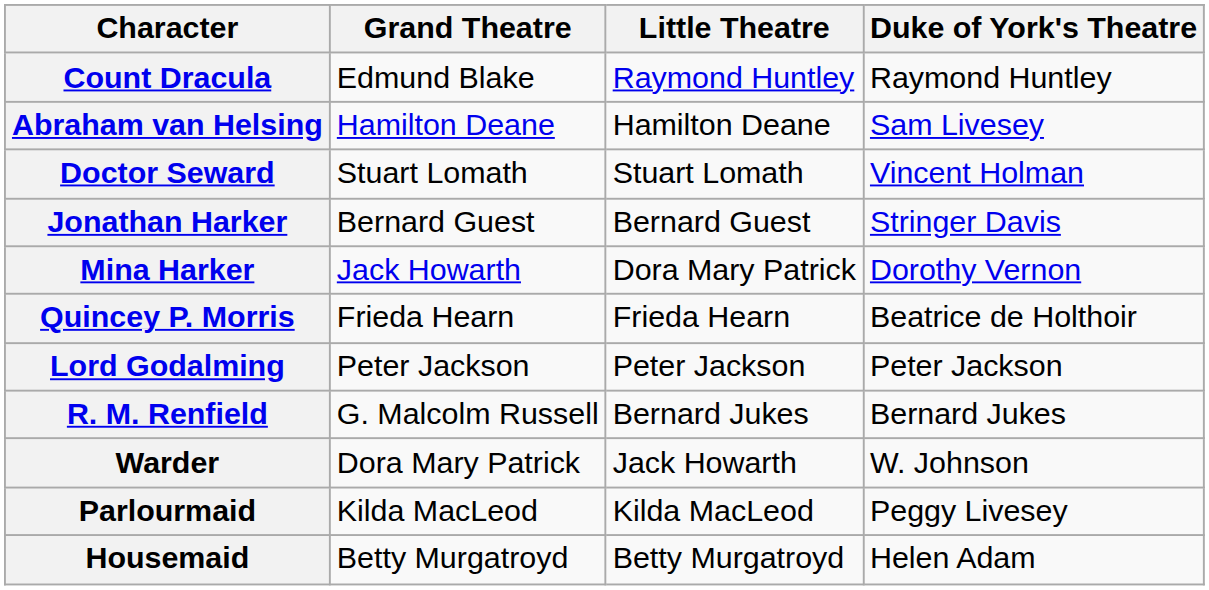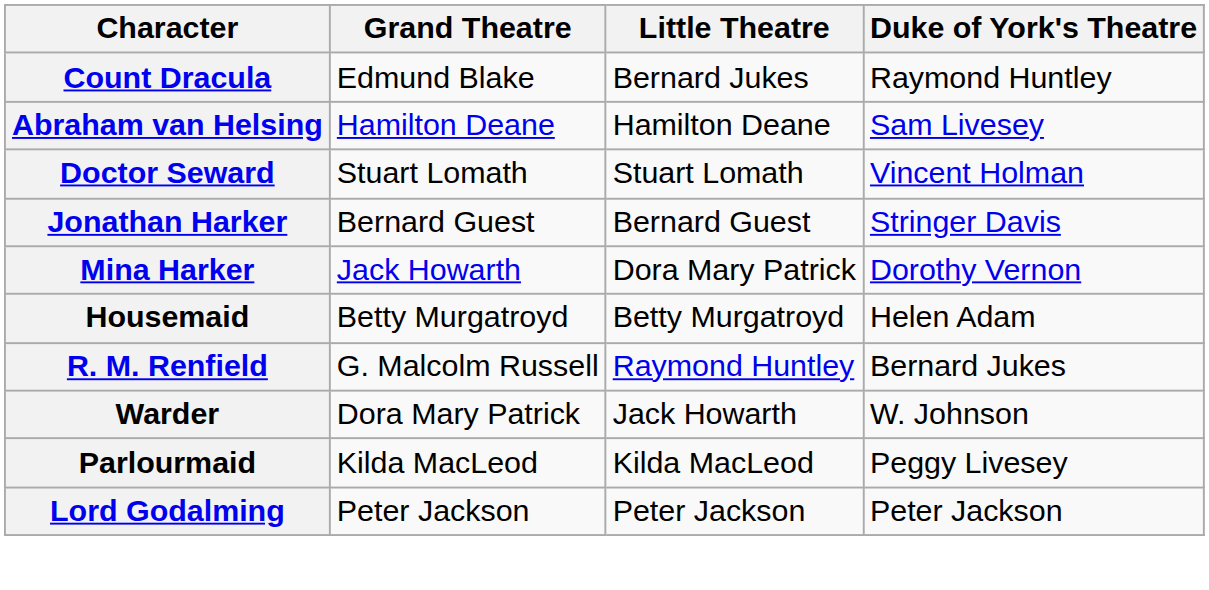(733, 76) Raymond Huntley -> (711, 76) Bernard Jukes
- row: (167, 317)
rows swapped: (167, 366) <-> (167, 558)
(711, 414) Bernard Jukes -> (733, 366) Raymond Huntley
